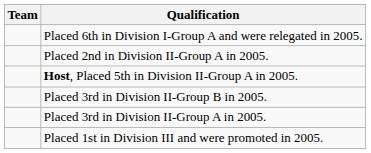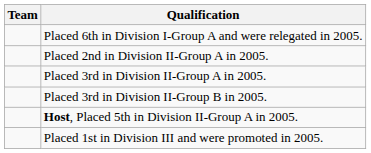rows swapped: (155, 117) <-> (171, 76)
